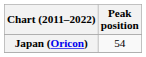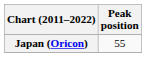(120, 43) 54 -> (120, 43) 55
